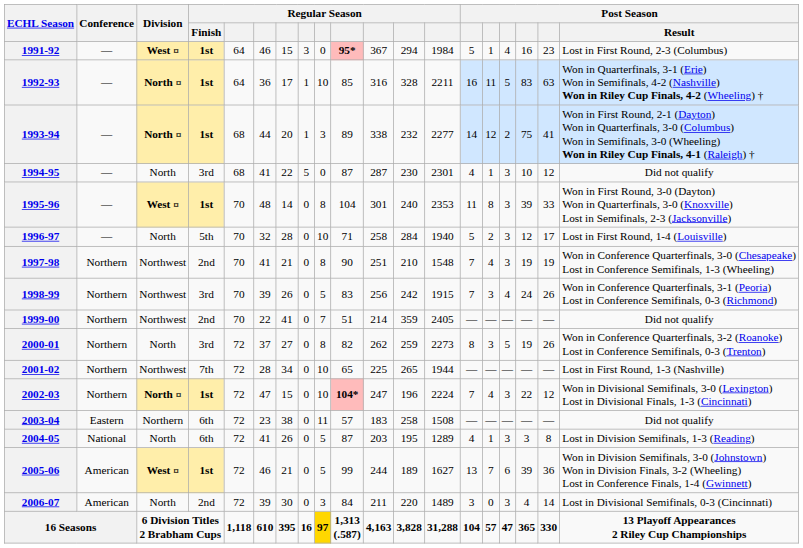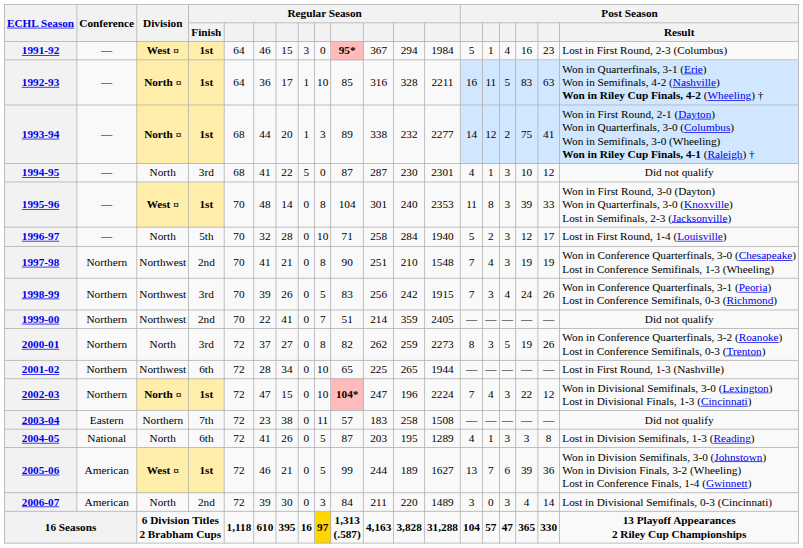(206, 369) 7th -> (206, 369) 6th
(206, 420) 6th -> (206, 420) 7th
